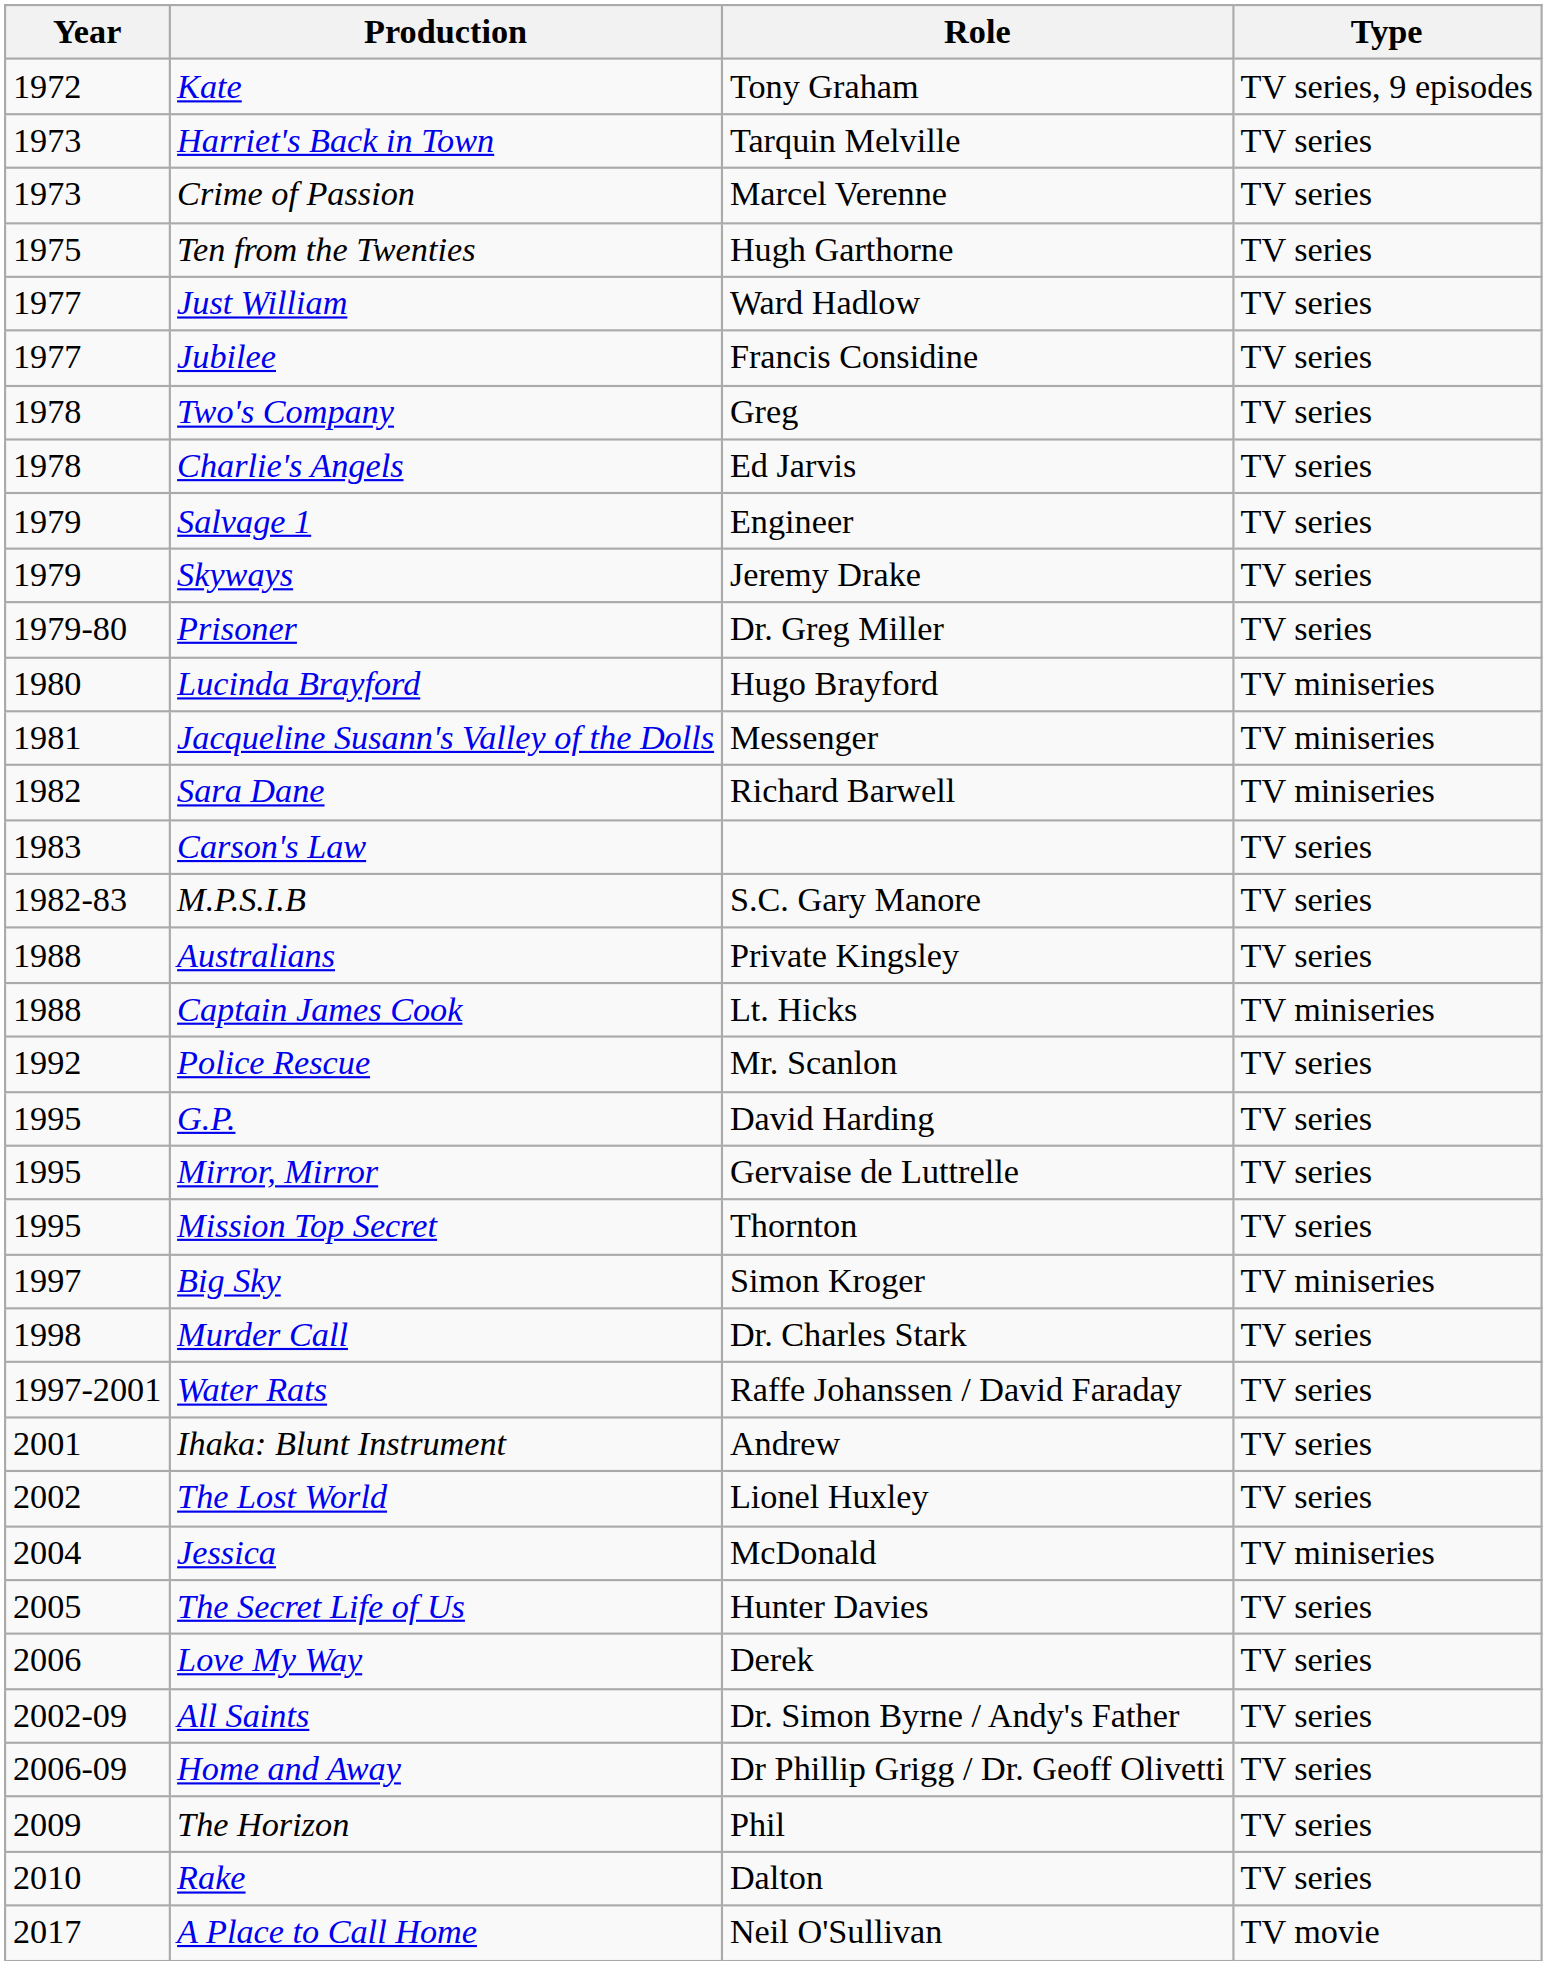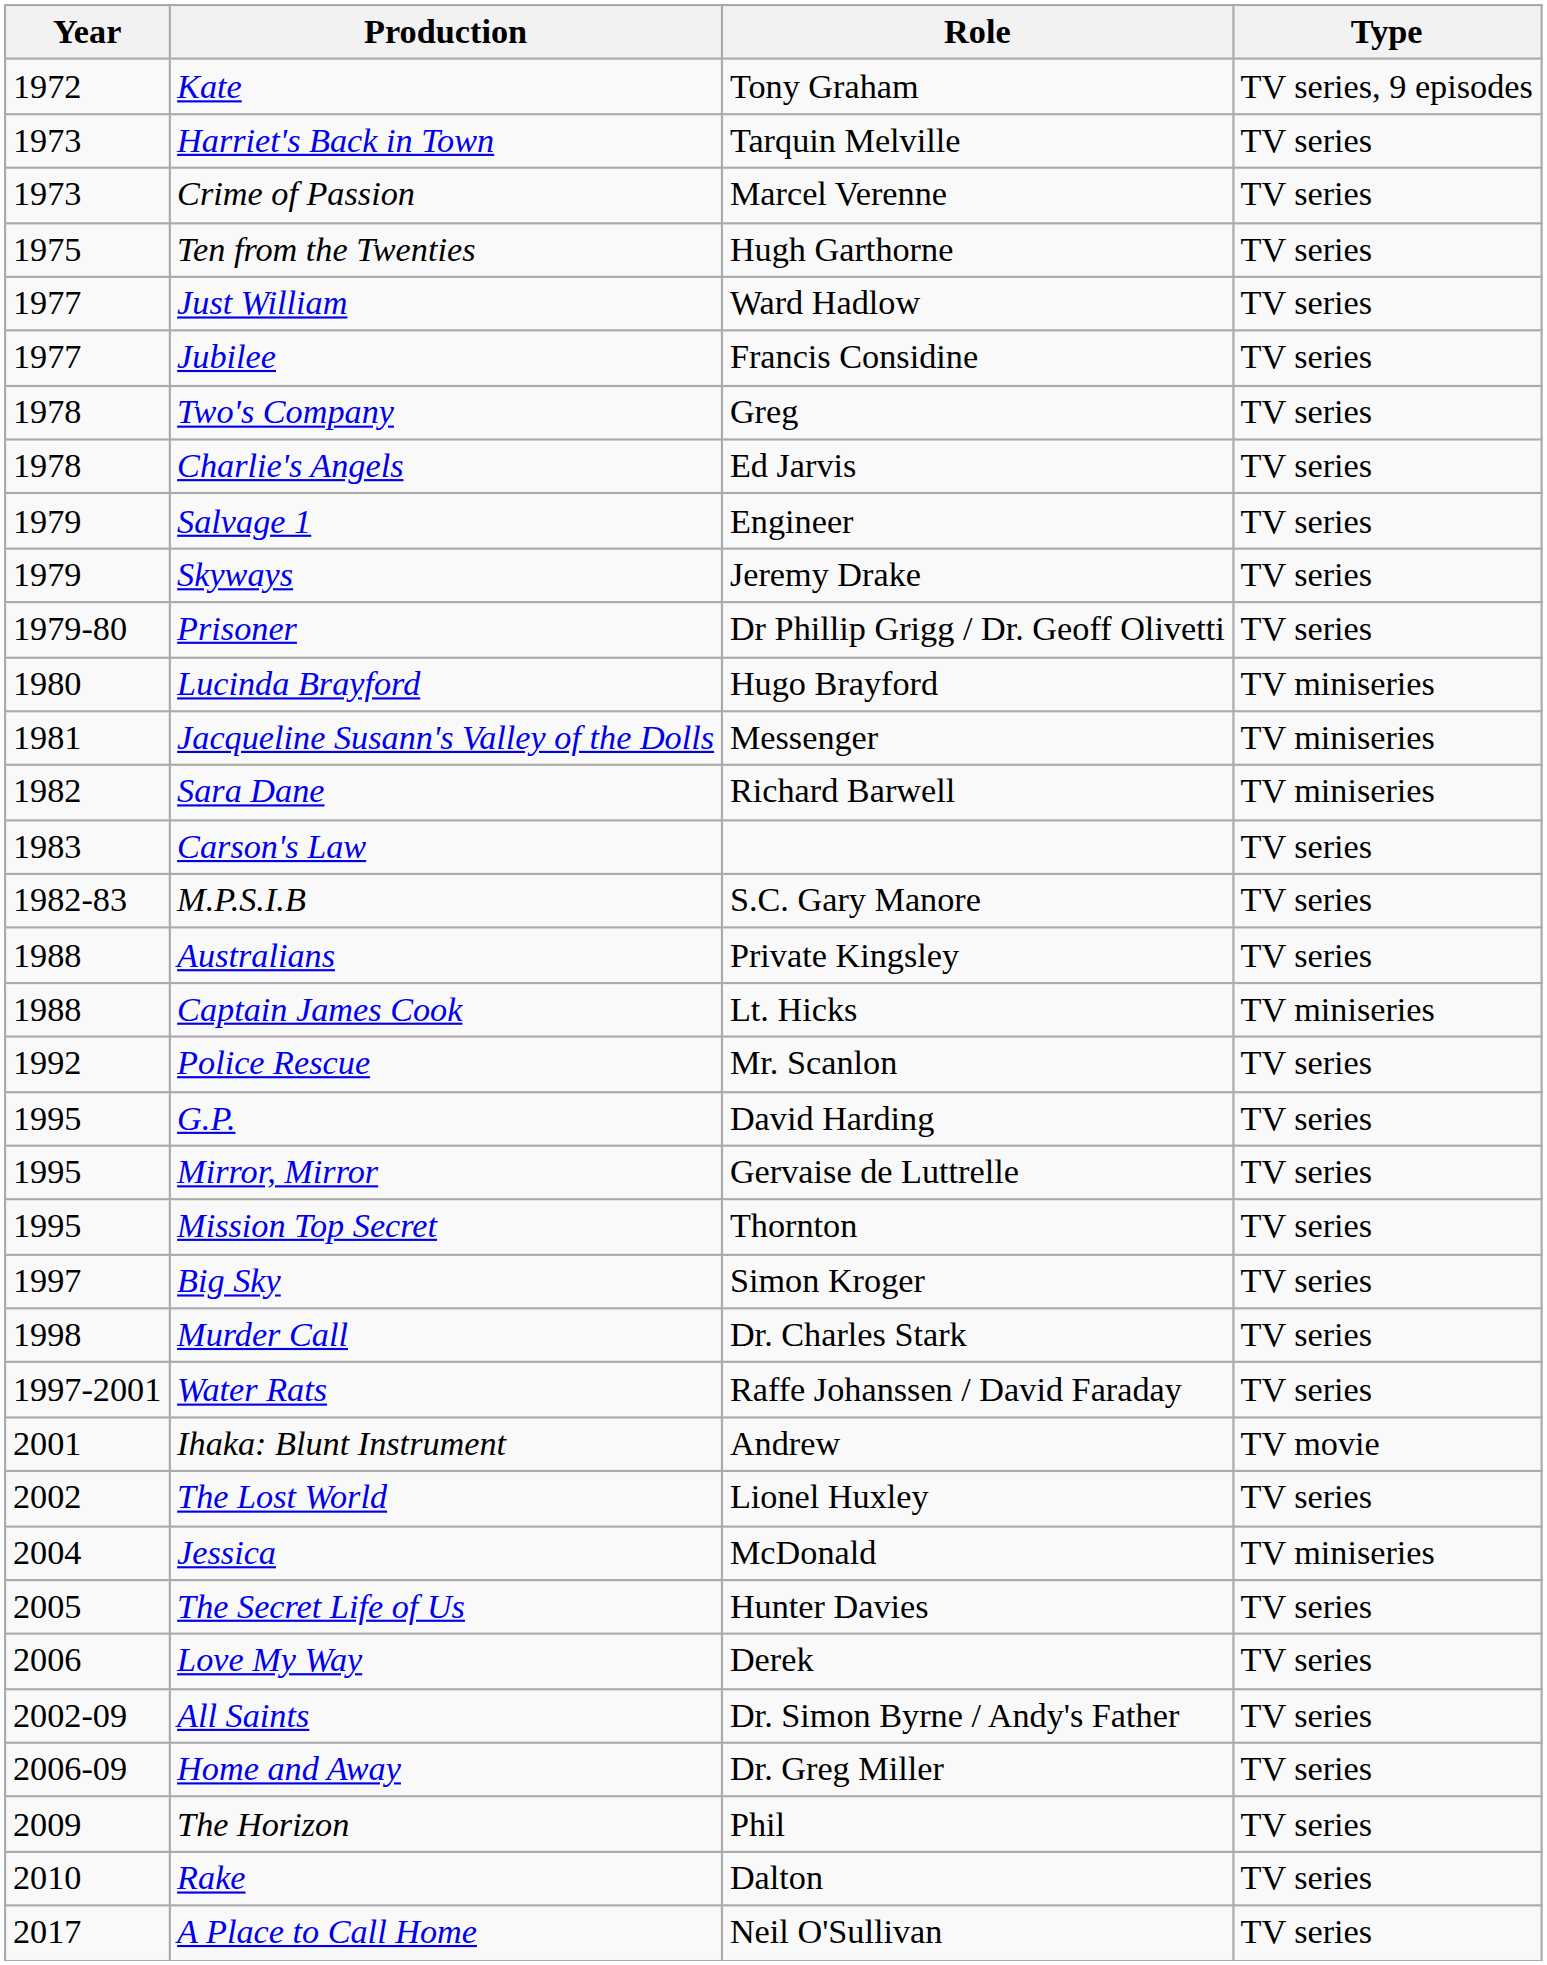(837, 628) Dr. Greg Miller -> (977, 628) Dr Phillip Grigg / Dr. Geoff Olivetti
(1338, 1280) TV miniseries -> (1306, 1280) TV series
(1306, 1443) TV series -> (1310, 1443) TV movie
(977, 1769) Dr Phillip Grigg / Dr. Geoff Olivetti -> (837, 1769) Dr. Greg Miller
(1310, 1932) TV movie -> (1306, 1932) TV series
